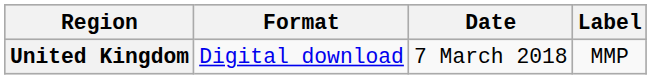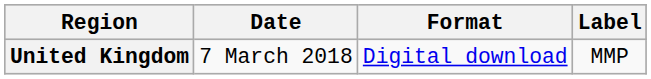columns swapped: (491, 22) <-> (302, 22)
